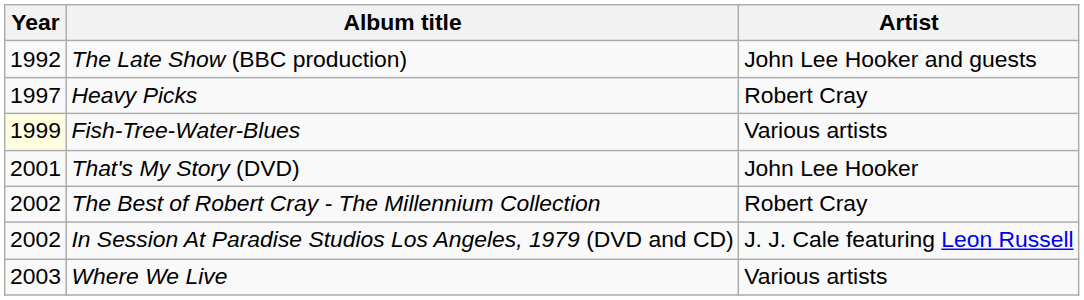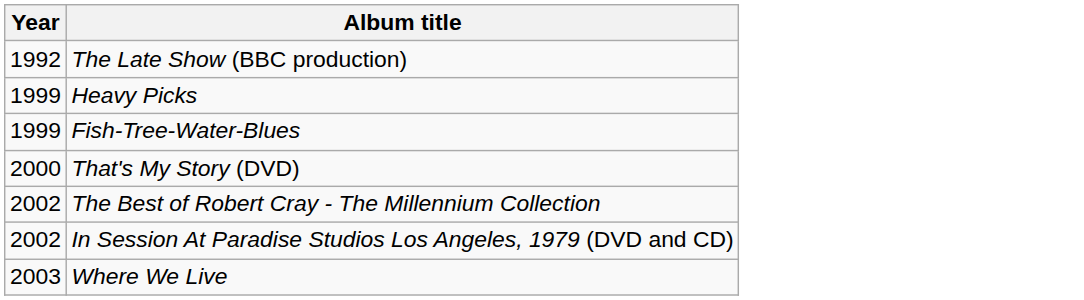- column: (909, 22)
(35, 95) 1997 -> (35, 95) 1999
(35, 131) lightyellow background -> (35, 131) no background
(35, 167) 2001 -> (35, 167) 2000
